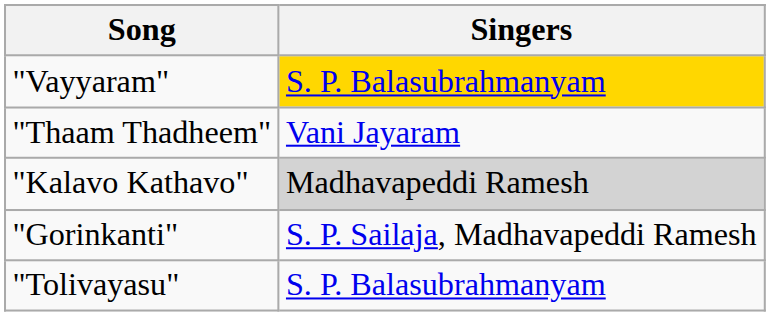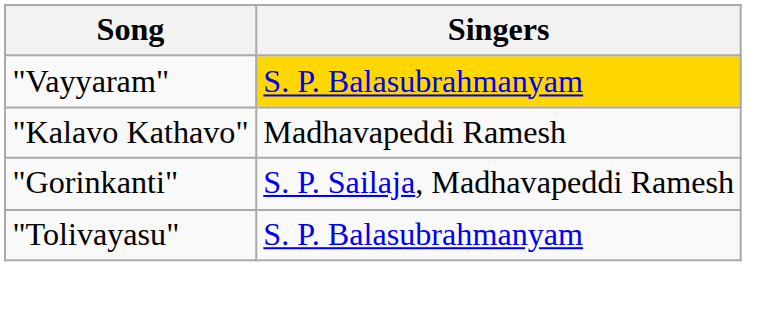- row: (142, 132)
(437, 183) lightgrey background -> (415, 132) no background
